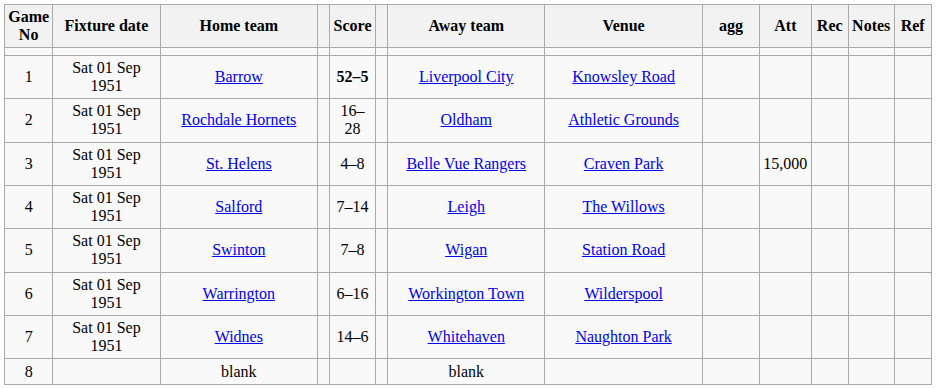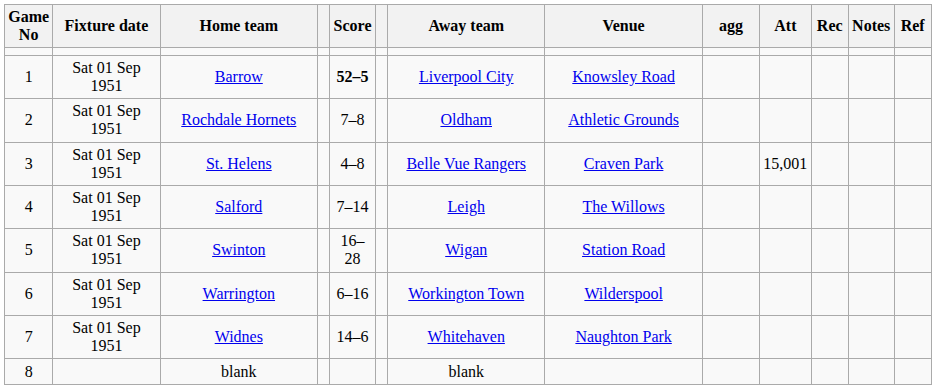(353, 120) 16–28 -> (353, 120) 7–8
(785, 163) 15,000 -> (785, 163) 15,001
(353, 250) 7–8 -> (353, 250) 16–28
